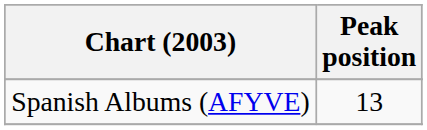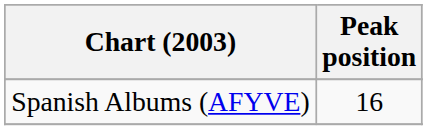(369, 101) 13 -> (369, 101) 16
